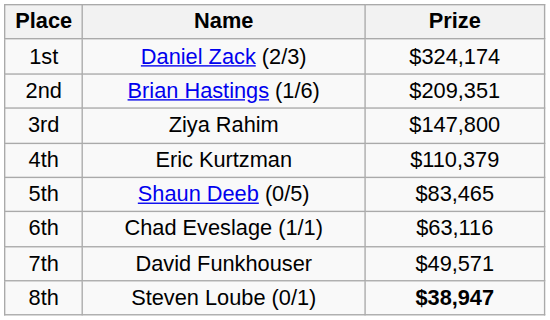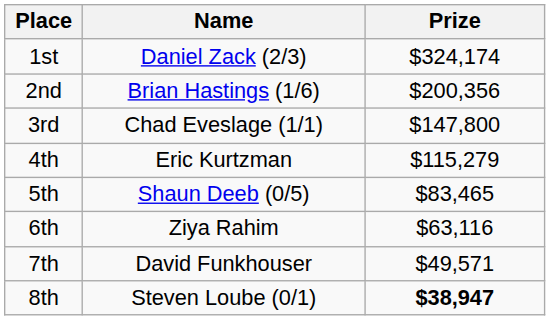(455, 90) $209,351 -> (455, 90) $200,356
(224, 125) Ziya Rahim -> (224, 125) Chad Eveslage (1/1)
(455, 159) $110,379 -> (455, 159) $115,279
(224, 228) Chad Eveslage (1/1) -> (224, 228) Ziya Rahim
